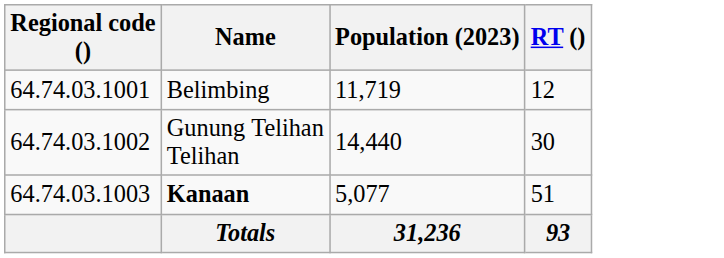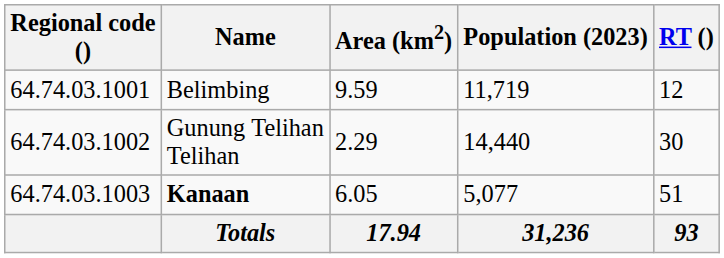+ column: (394, 37)
